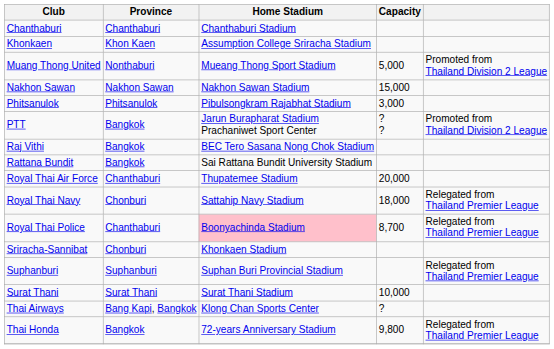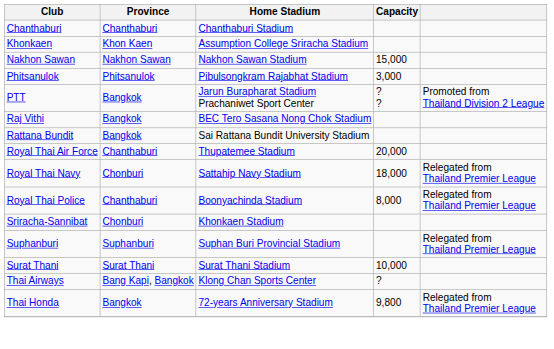- row: (54, 66)
(253, 228) pink background -> (250, 200) no background
(391, 228) 8,700 -> (389, 200) 8,000
